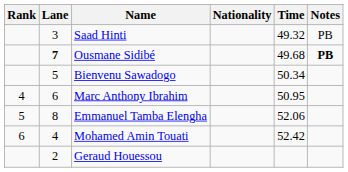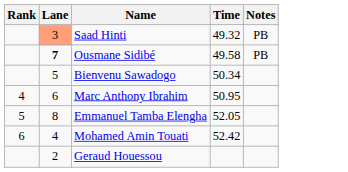- column: (242, 14)
(55, 35) no background -> (55, 35) lightsalmon background
(291, 55) 49.68 -> (226, 55) 49.58
(325, 55) bold -> (261, 55) normal
(291, 116) 52.06 -> (226, 116) 52.05
